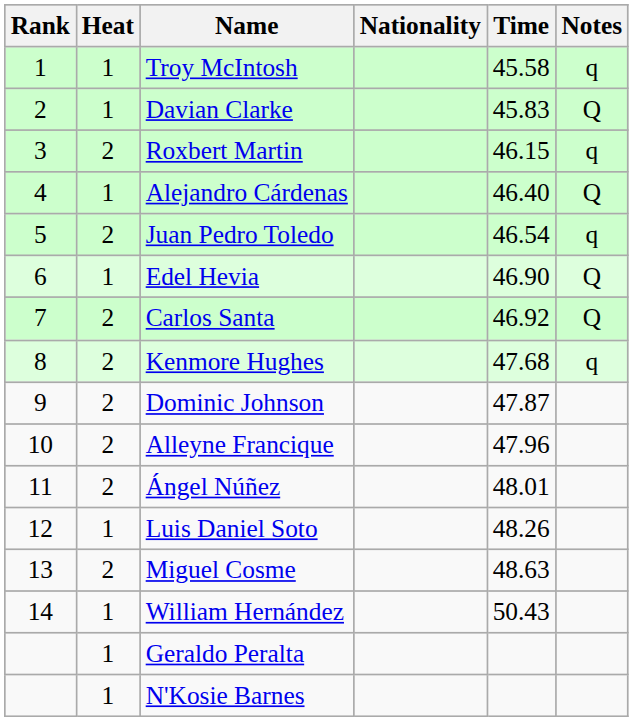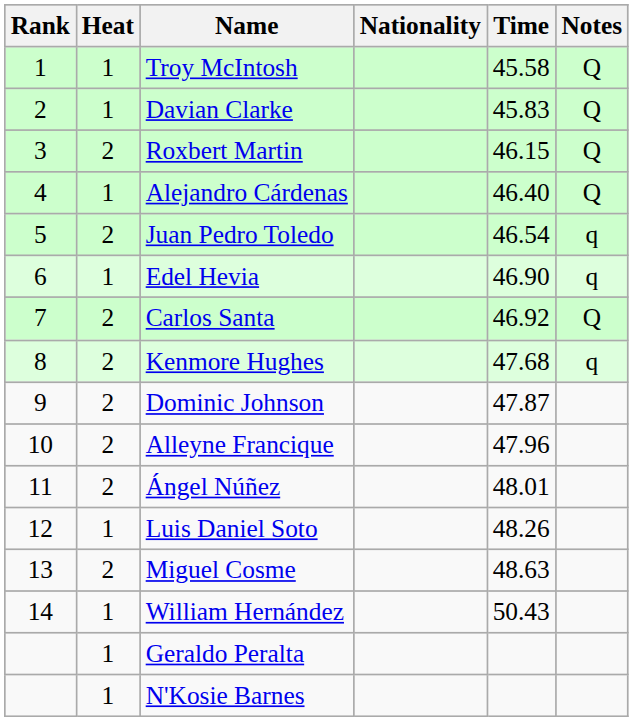(592, 67) q -> (592, 67) Q
(592, 151) q -> (592, 151) Q
(592, 276) Q -> (592, 276) q
